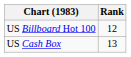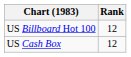(112, 44) 13 -> (112, 44) 12
